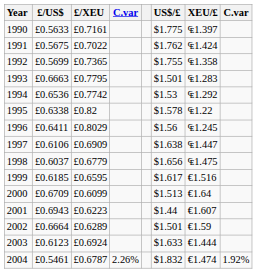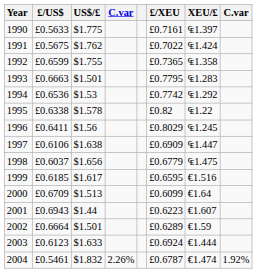columns swapped: (168, 12) <-> (90, 12)
(52, 62) £0.5699 -> (52, 62) £0.6599
